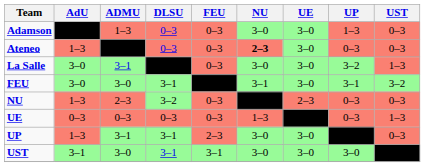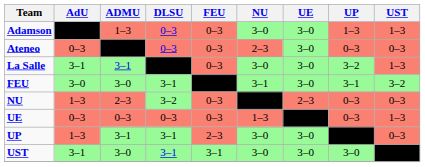(397, 30) 0–3 -> (397, 30) 1–3
(77, 48) 1–3 -> (77, 48) 0–3
(260, 48) bold -> (260, 48) normal
(77, 65) 3–0 -> (77, 65) 3–1
